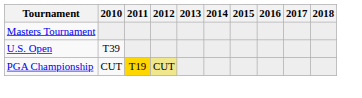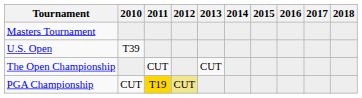+ row: (61, 66)
